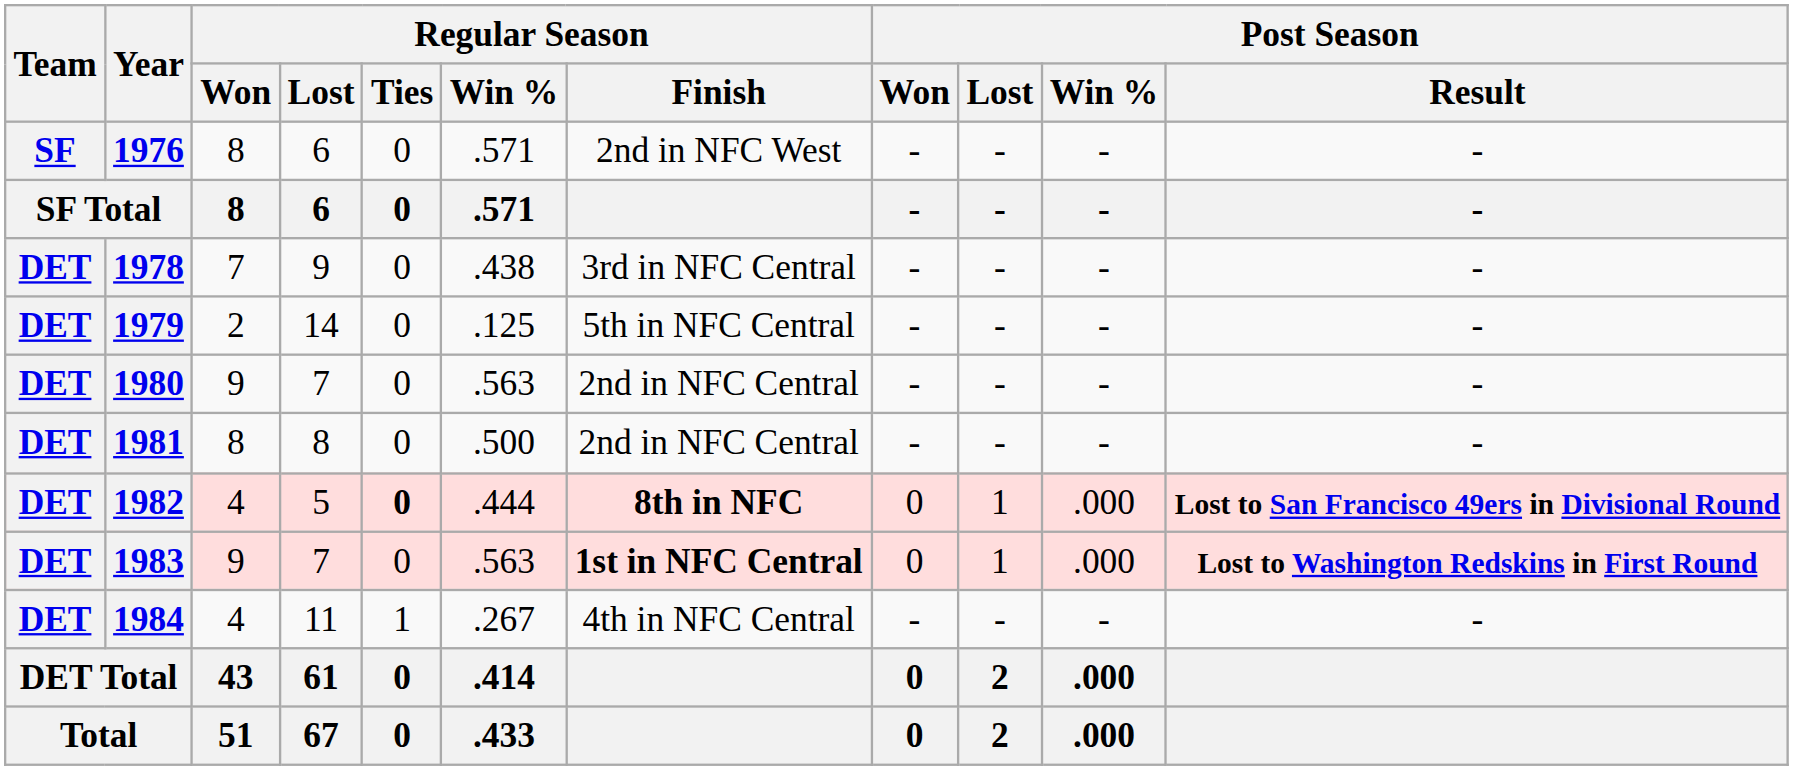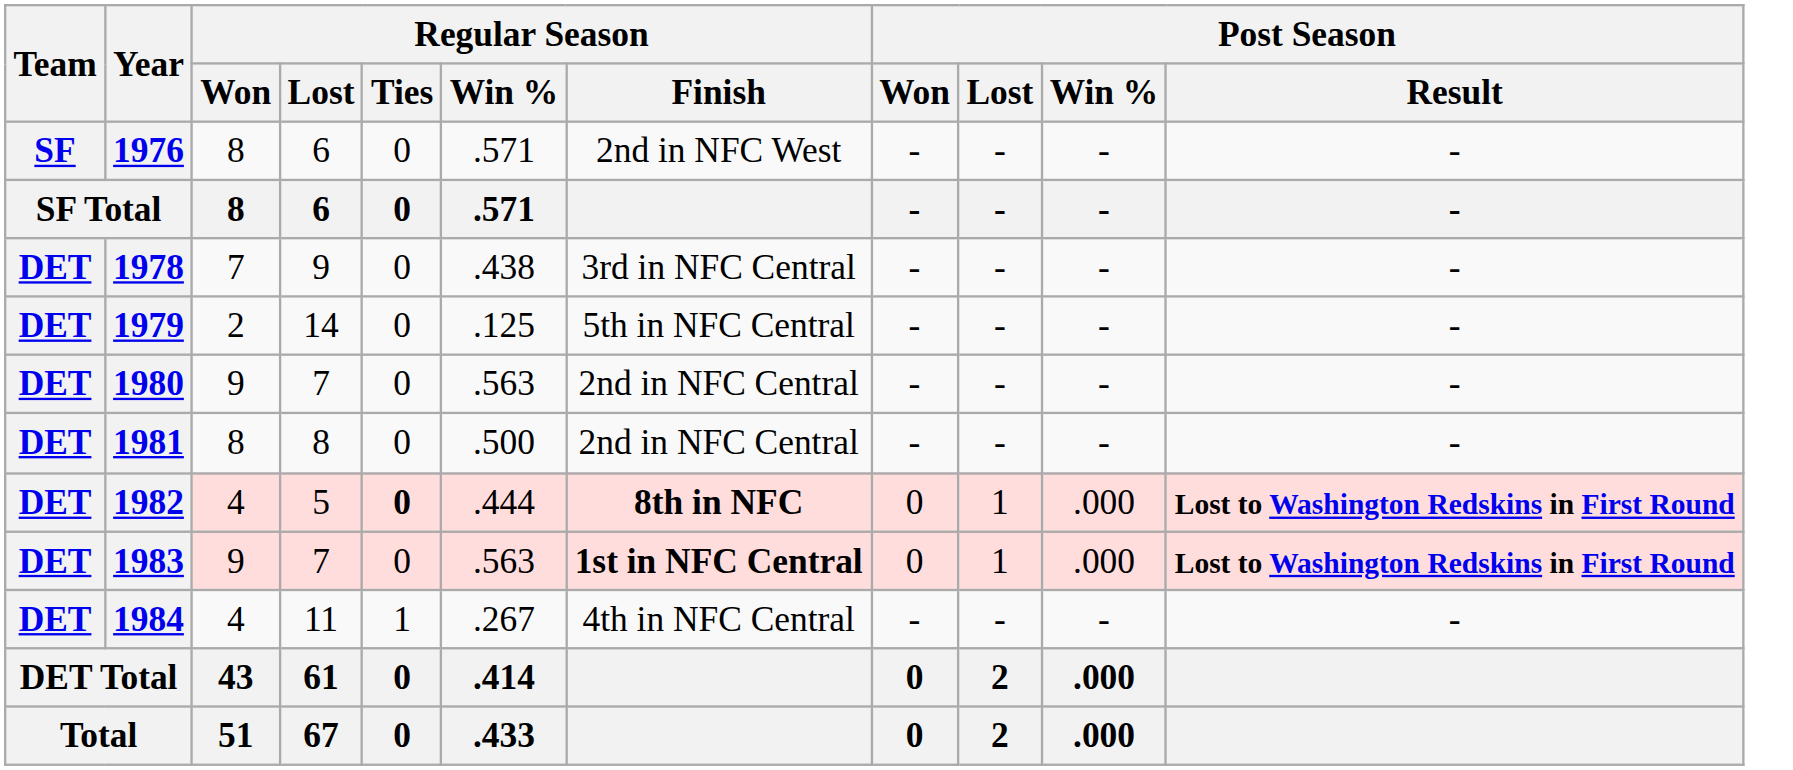(1477, 504) Lost to San Francisco 49ers in Divisional Round -> (1455, 504) Lost to Washington Redskins in First Round
